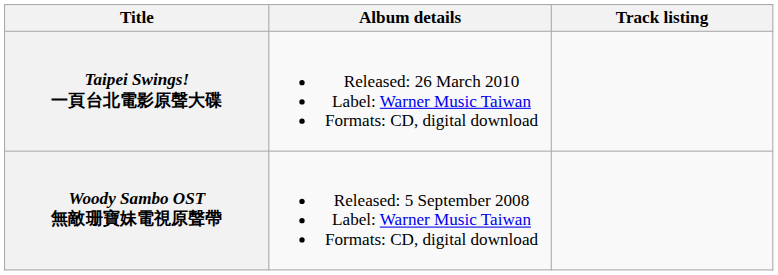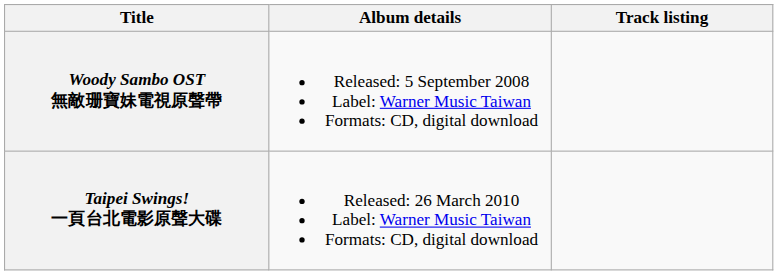rows swapped: (137, 209) <-> (137, 90)
